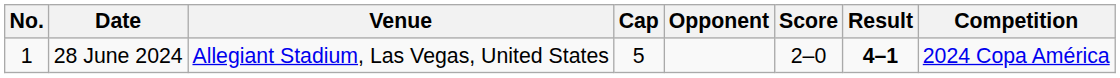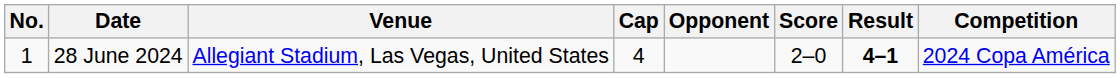(639, 55) 5 -> (639, 55) 4
